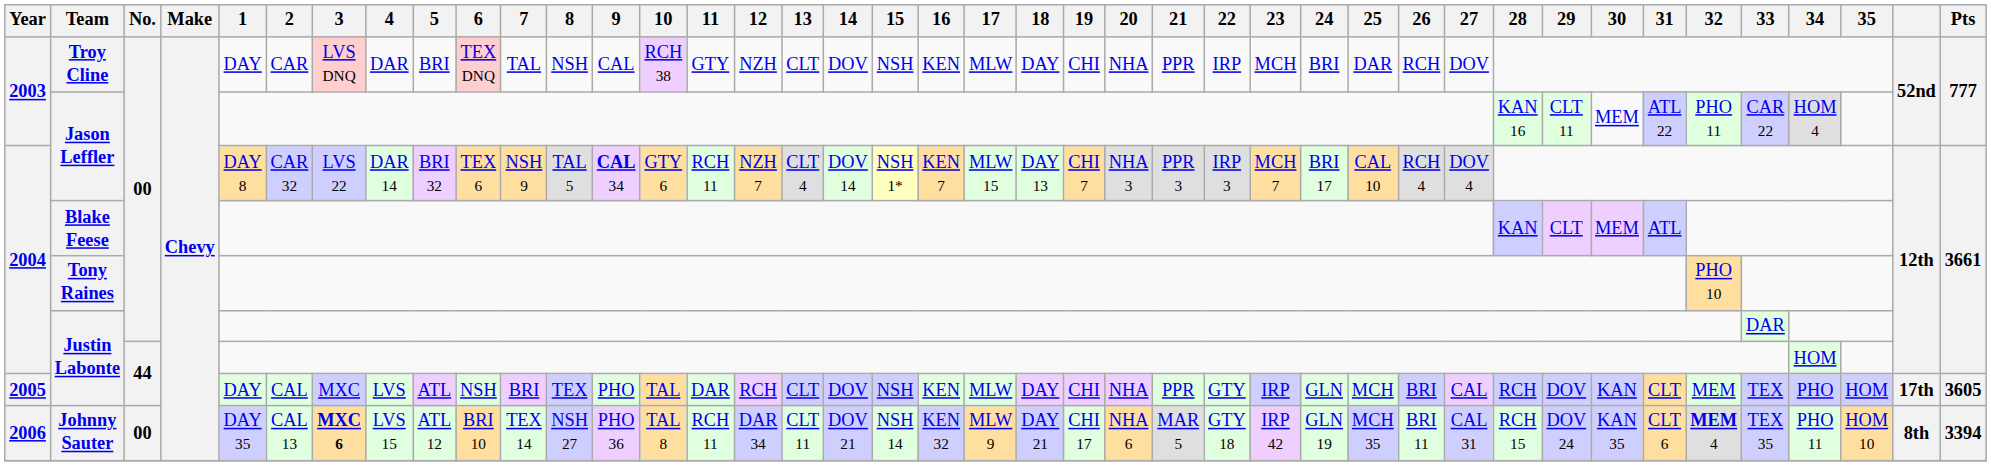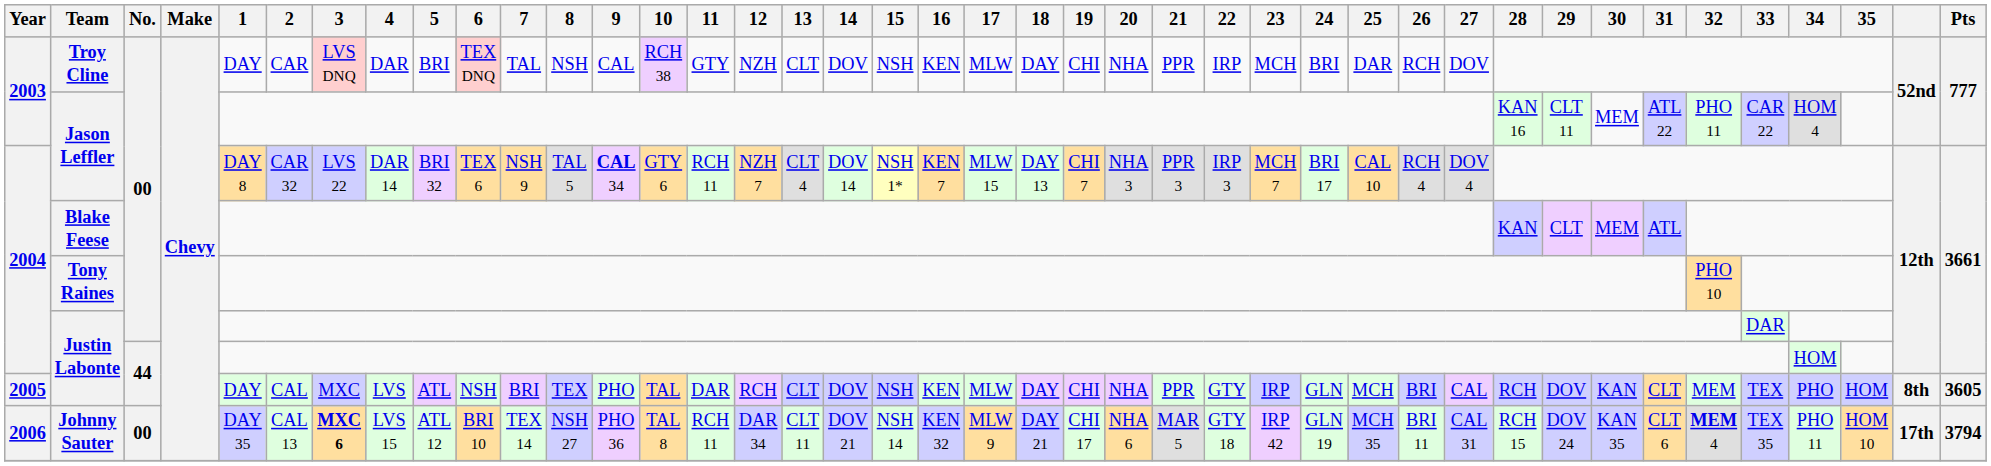(1916, 389) 17th -> (1916, 389) 8th
(1916, 432) 8th -> (1916, 432) 17th
(1963, 432) 3394 -> (1963, 432) 3794
